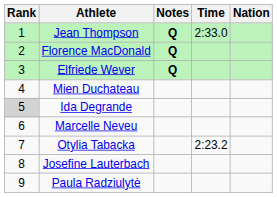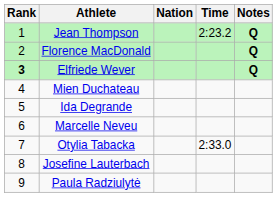columns swapped: (251, 13) <-> (173, 13)
(211, 32) 2:33.0 -> (215, 32) 2:23.2
(22, 70) normal -> (22, 70) bold
(22, 107) lightgrey background -> (22, 107) no background
(211, 145) 2:23.2 -> (215, 145) 2:33.0
